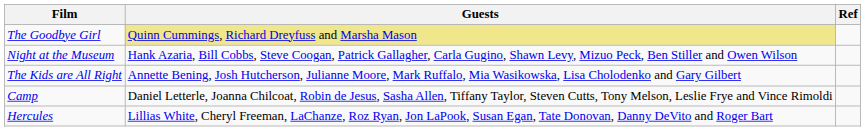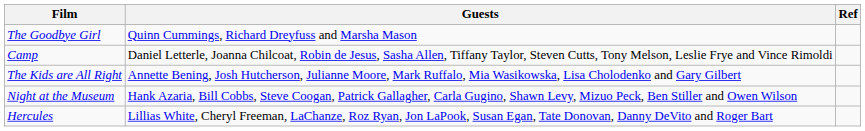(272, 34) khaki background -> (272, 34) no background
rows swapped: (61, 55) <-> (23, 95)
